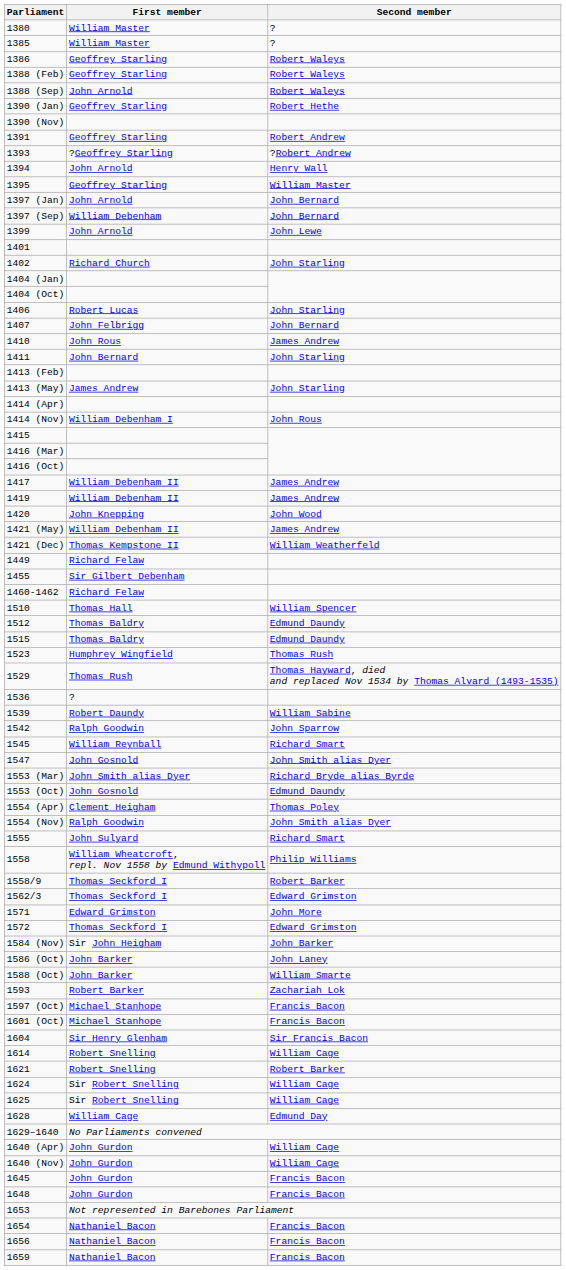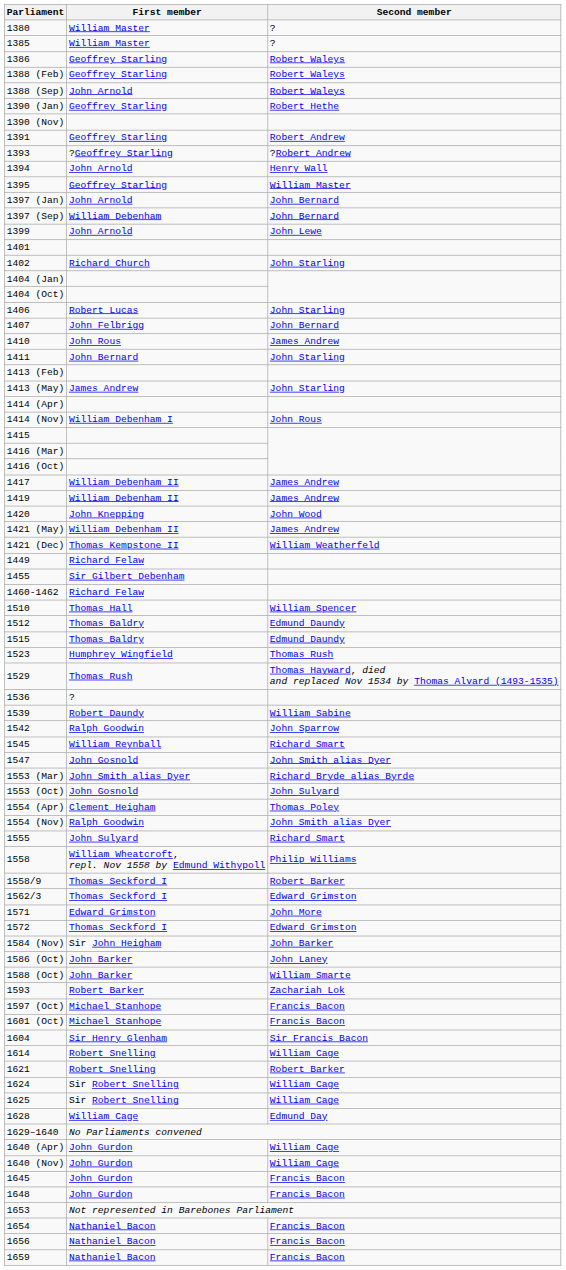(307, 792) Edmund Daundy -> (304, 792) John Sulyard
